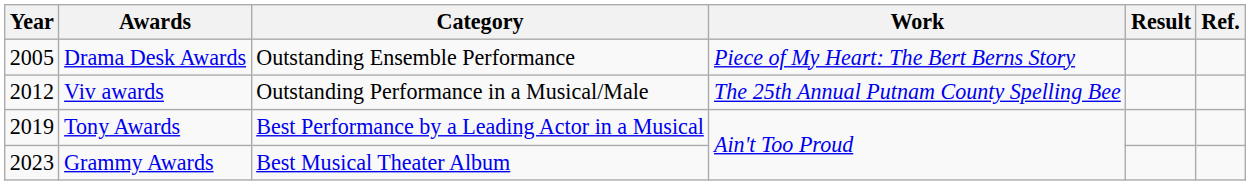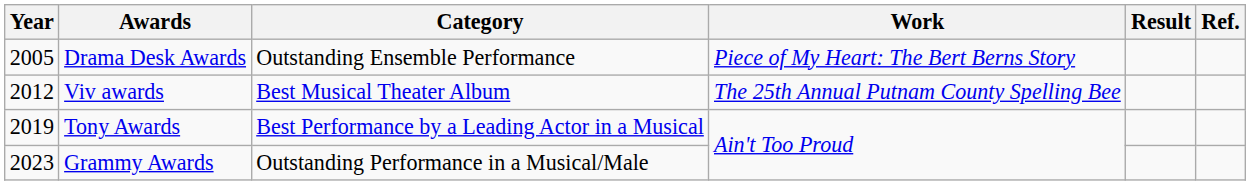(452, 92) Outstanding Performance in a Musical/Male -> (383, 92) Best Musical Theater Album
(383, 162) Best Musical Theater Album -> (452, 162) Outstanding Performance in a Musical/Male
